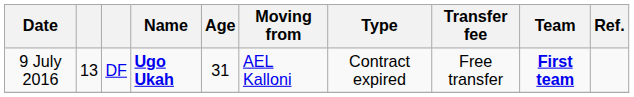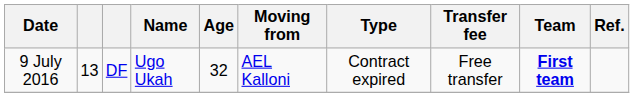(154, 70) bold -> (154, 70) normal
(220, 70) 31 -> (219, 70) 32
